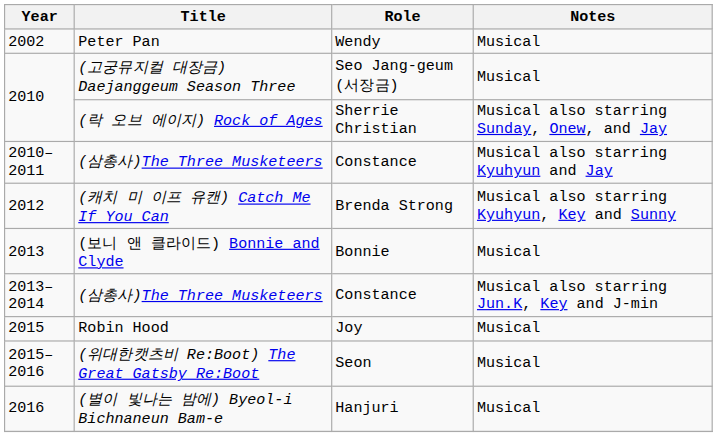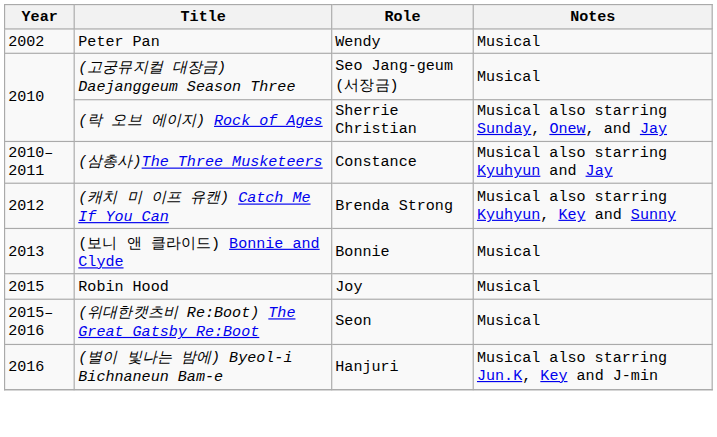- row: (31, 295)
(509, 409) Musical -> (572, 367) Musical also starring Jun.K, Key and J-min
